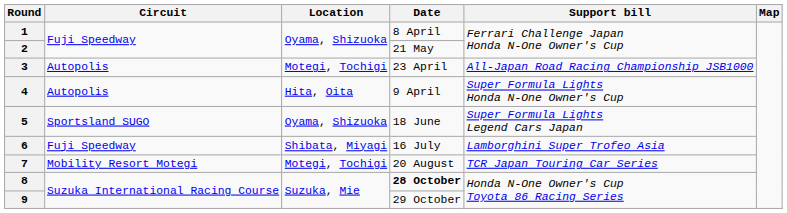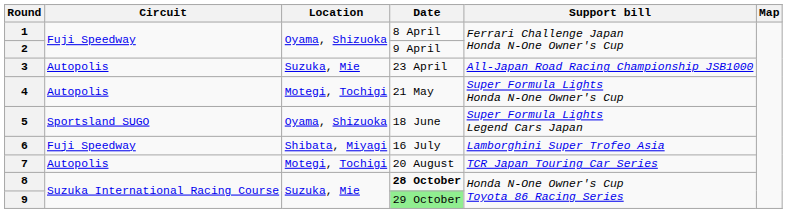(413, 49) 21 May -> (417, 49) 9 April
(336, 67) Motegi, Tochigi -> (322, 67) Suzuka, Mie
(319, 91) Hita, Oita -> (336, 91) Motegi, Tochigi
(417, 91) 9 April -> (413, 91) 21 May
(122, 164) Mobility Resort Motegi -> (78, 164) Autopolis
(427, 200) no background -> (427, 200) lightgreen background
